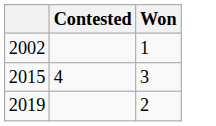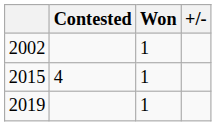+ column: (196, 18)
(145, 76) 3 -> (145, 76) 1
(145, 105) 2 -> (145, 105) 1
